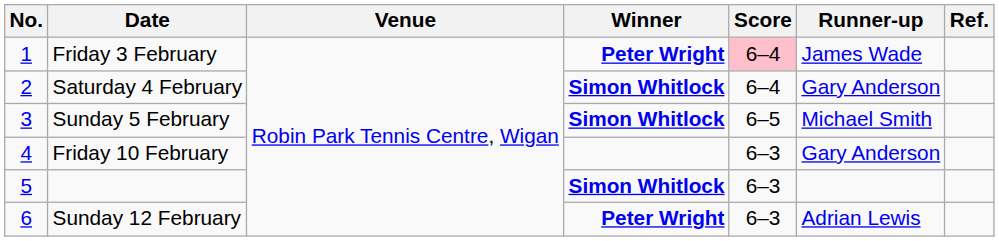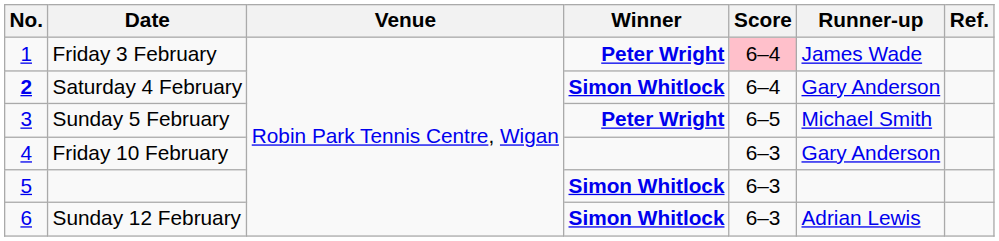(26, 86) normal -> (26, 86) bold
(647, 119) Simon Whitlock -> (663, 119) Peter Wright
(663, 218) Peter Wright -> (647, 218) Simon Whitlock
